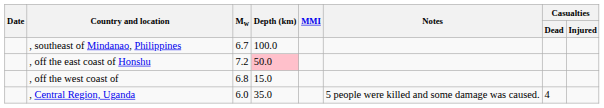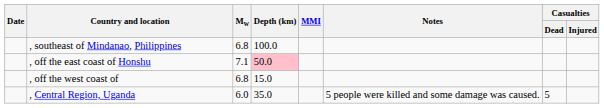(242, 45) 6.7 -> (242, 45) 6.8
(242, 62) 7.2 -> (242, 62) 7.1
(547, 95) 4 -> (547, 95) 5
